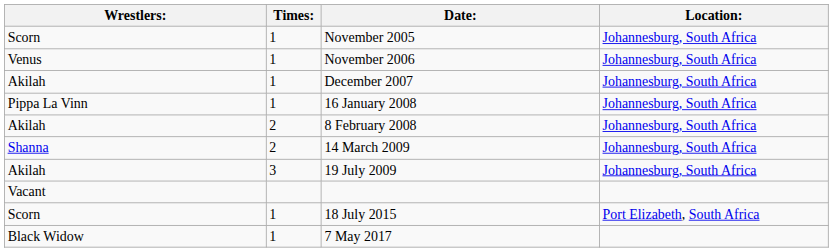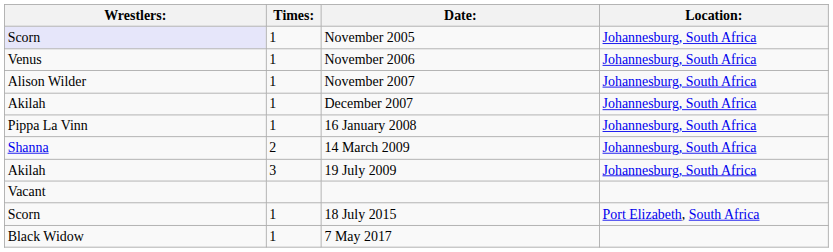(24, 37) no background -> (24, 37) lavender background
+ row: (370, 81)
- row: (371, 125)
